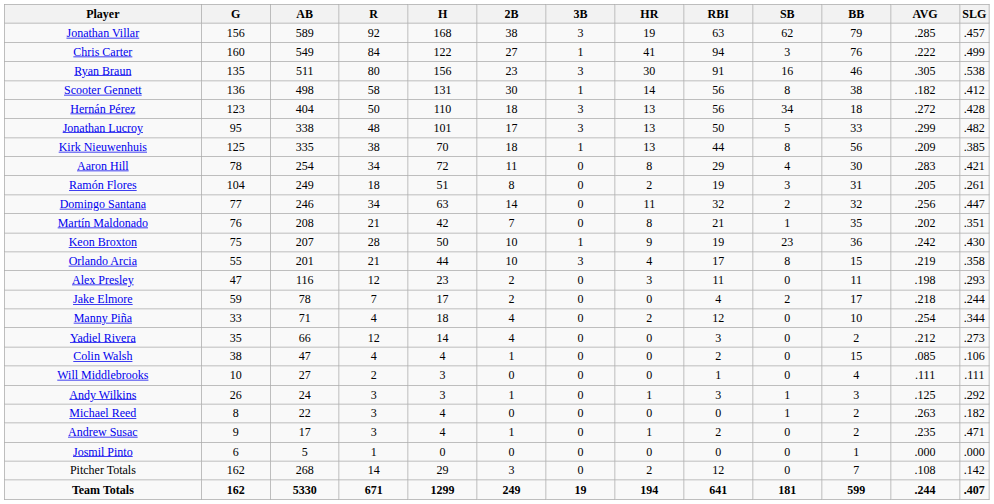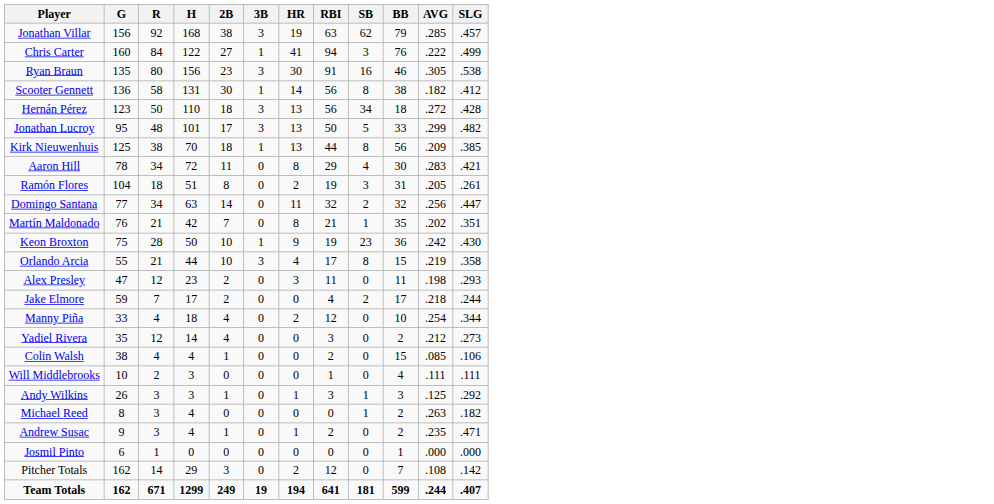- column: (305, 14)
